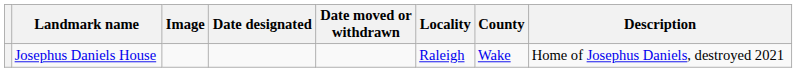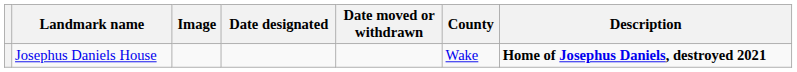- column: (445, 24)
(658, 55) normal -> (634, 55) bold
